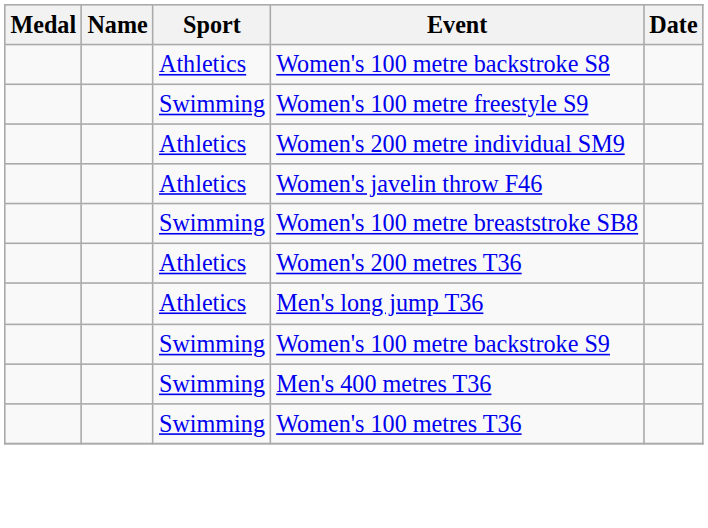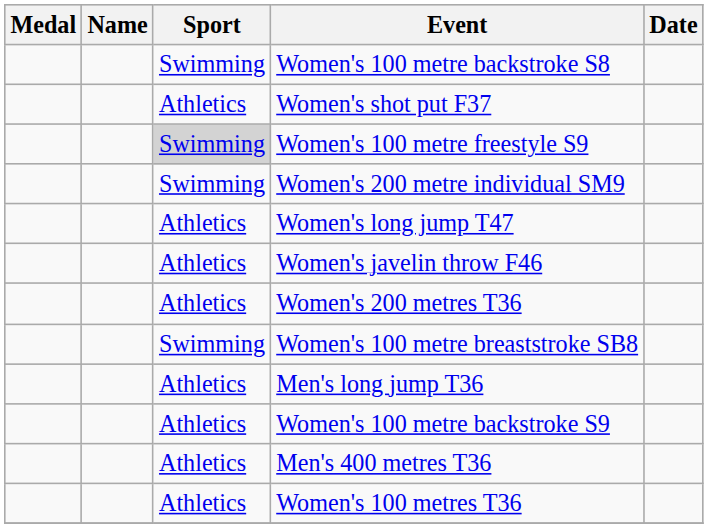(203, 64) Athletics -> (212, 64) Swimming
+ row: (384, 104)
(212, 104) no background -> (212, 144) lightgrey background
(203, 144) Athletics -> (212, 184) Swimming
+ row: (395, 223)
rows swapped: (457, 223) <-> (399, 263)
(212, 343) Swimming -> (203, 423) Athletics
(212, 383) Swimming -> (203, 462) Athletics
(212, 423) Swimming -> (203, 502) Athletics
